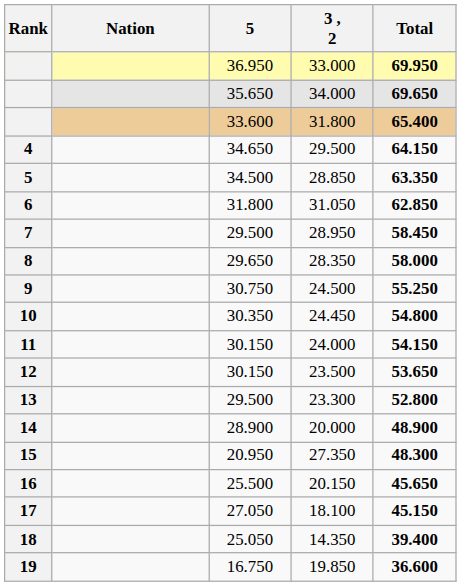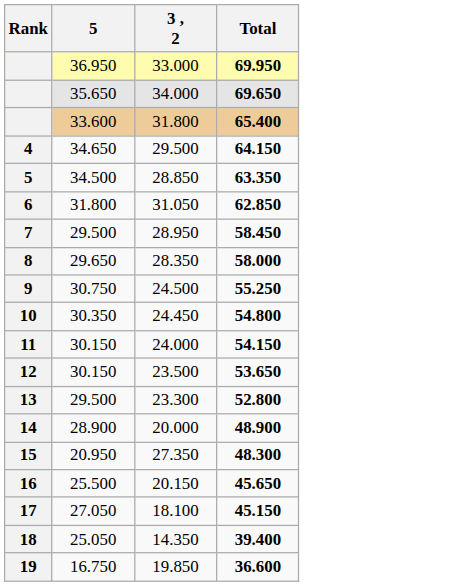- column: (130, 27)
